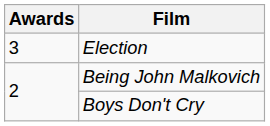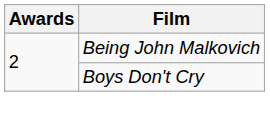- row: (115, 47)
